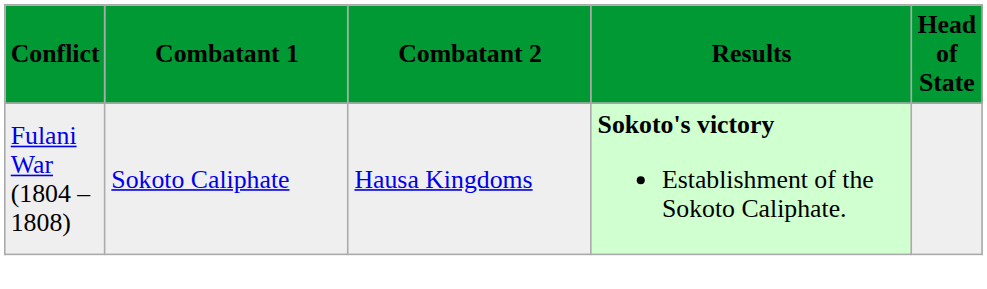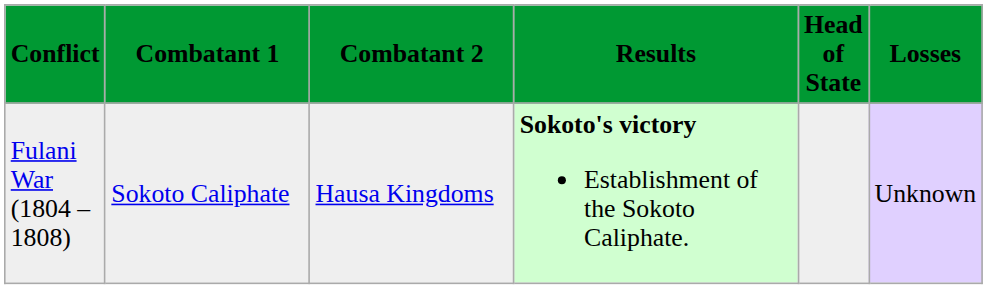+ column: (925, 53)
